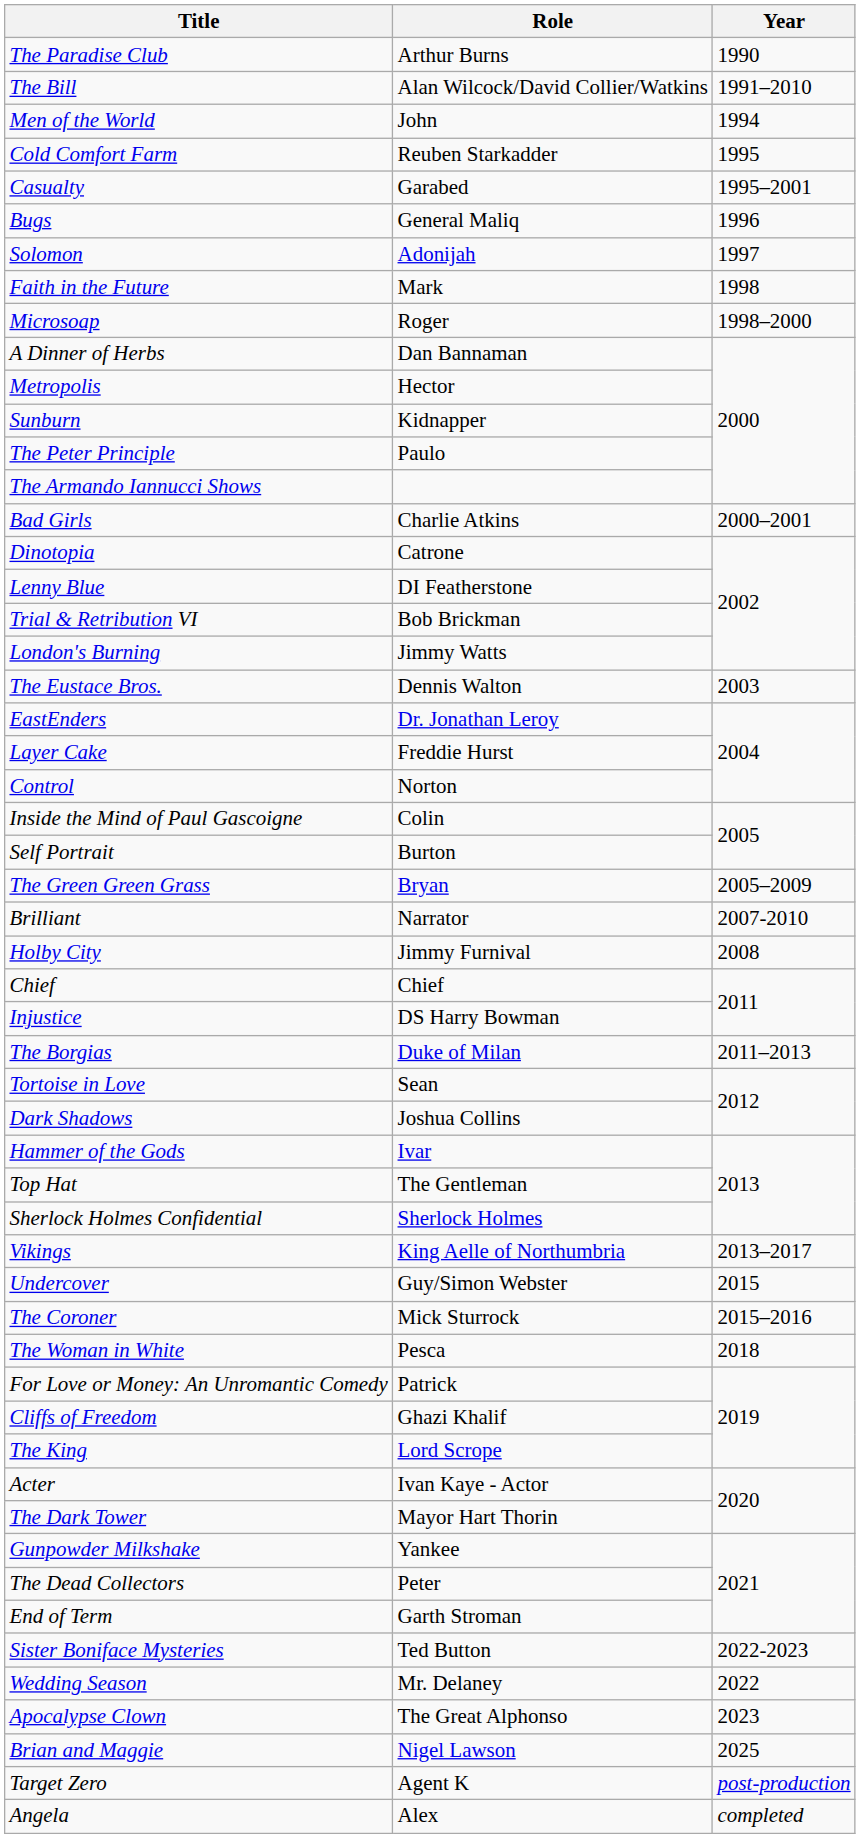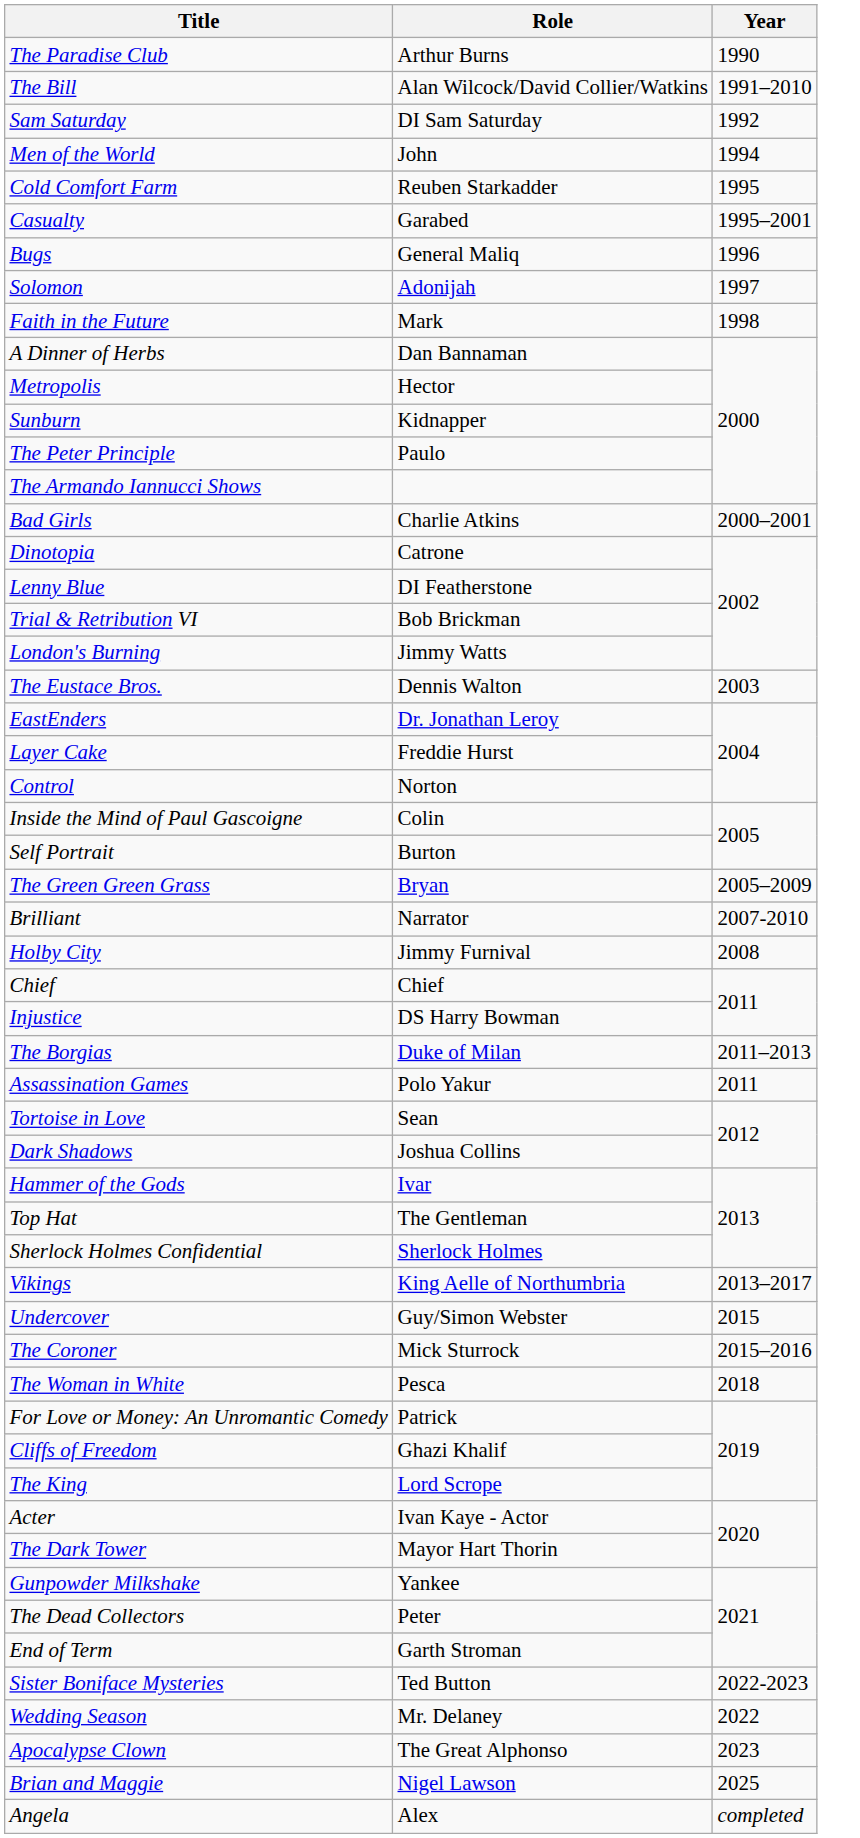+ row: (68, 120)
- row: (55, 320)
+ row: (99, 1084)
- row: (58, 1782)
